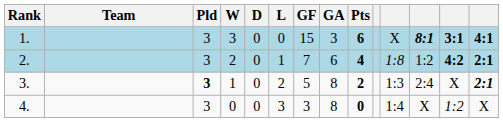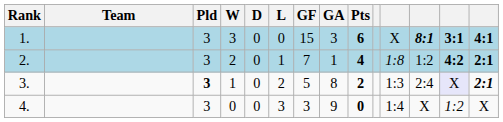(334, 60) 6 -> (334, 60) 1
(454, 83) no background -> (454, 83) lavender background
(334, 106) 8 -> (334, 106) 9
